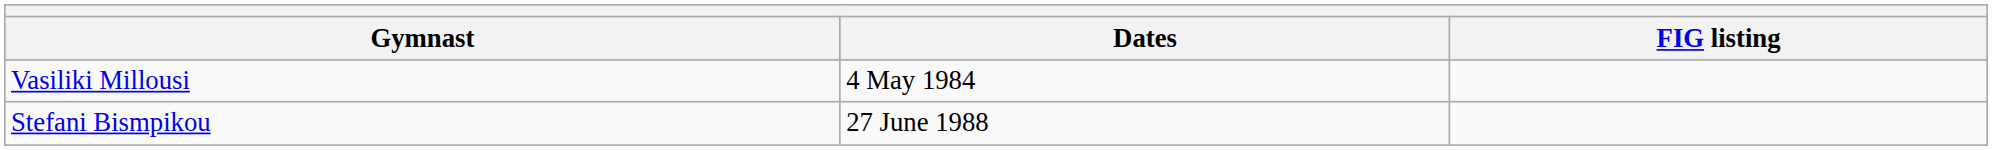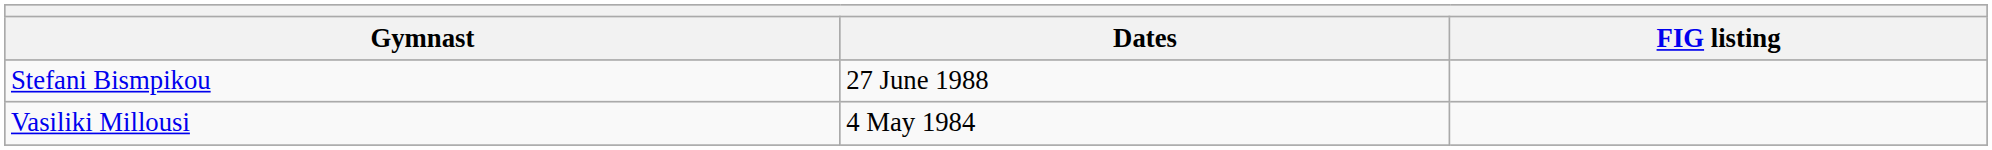rows swapped: (111, 122) <-> (100, 80)
